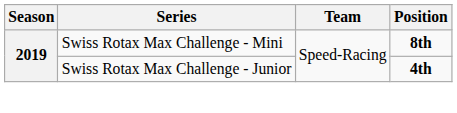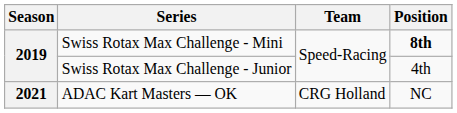(421, 68) bold -> (421, 68) normal
+ row: (149, 94)
